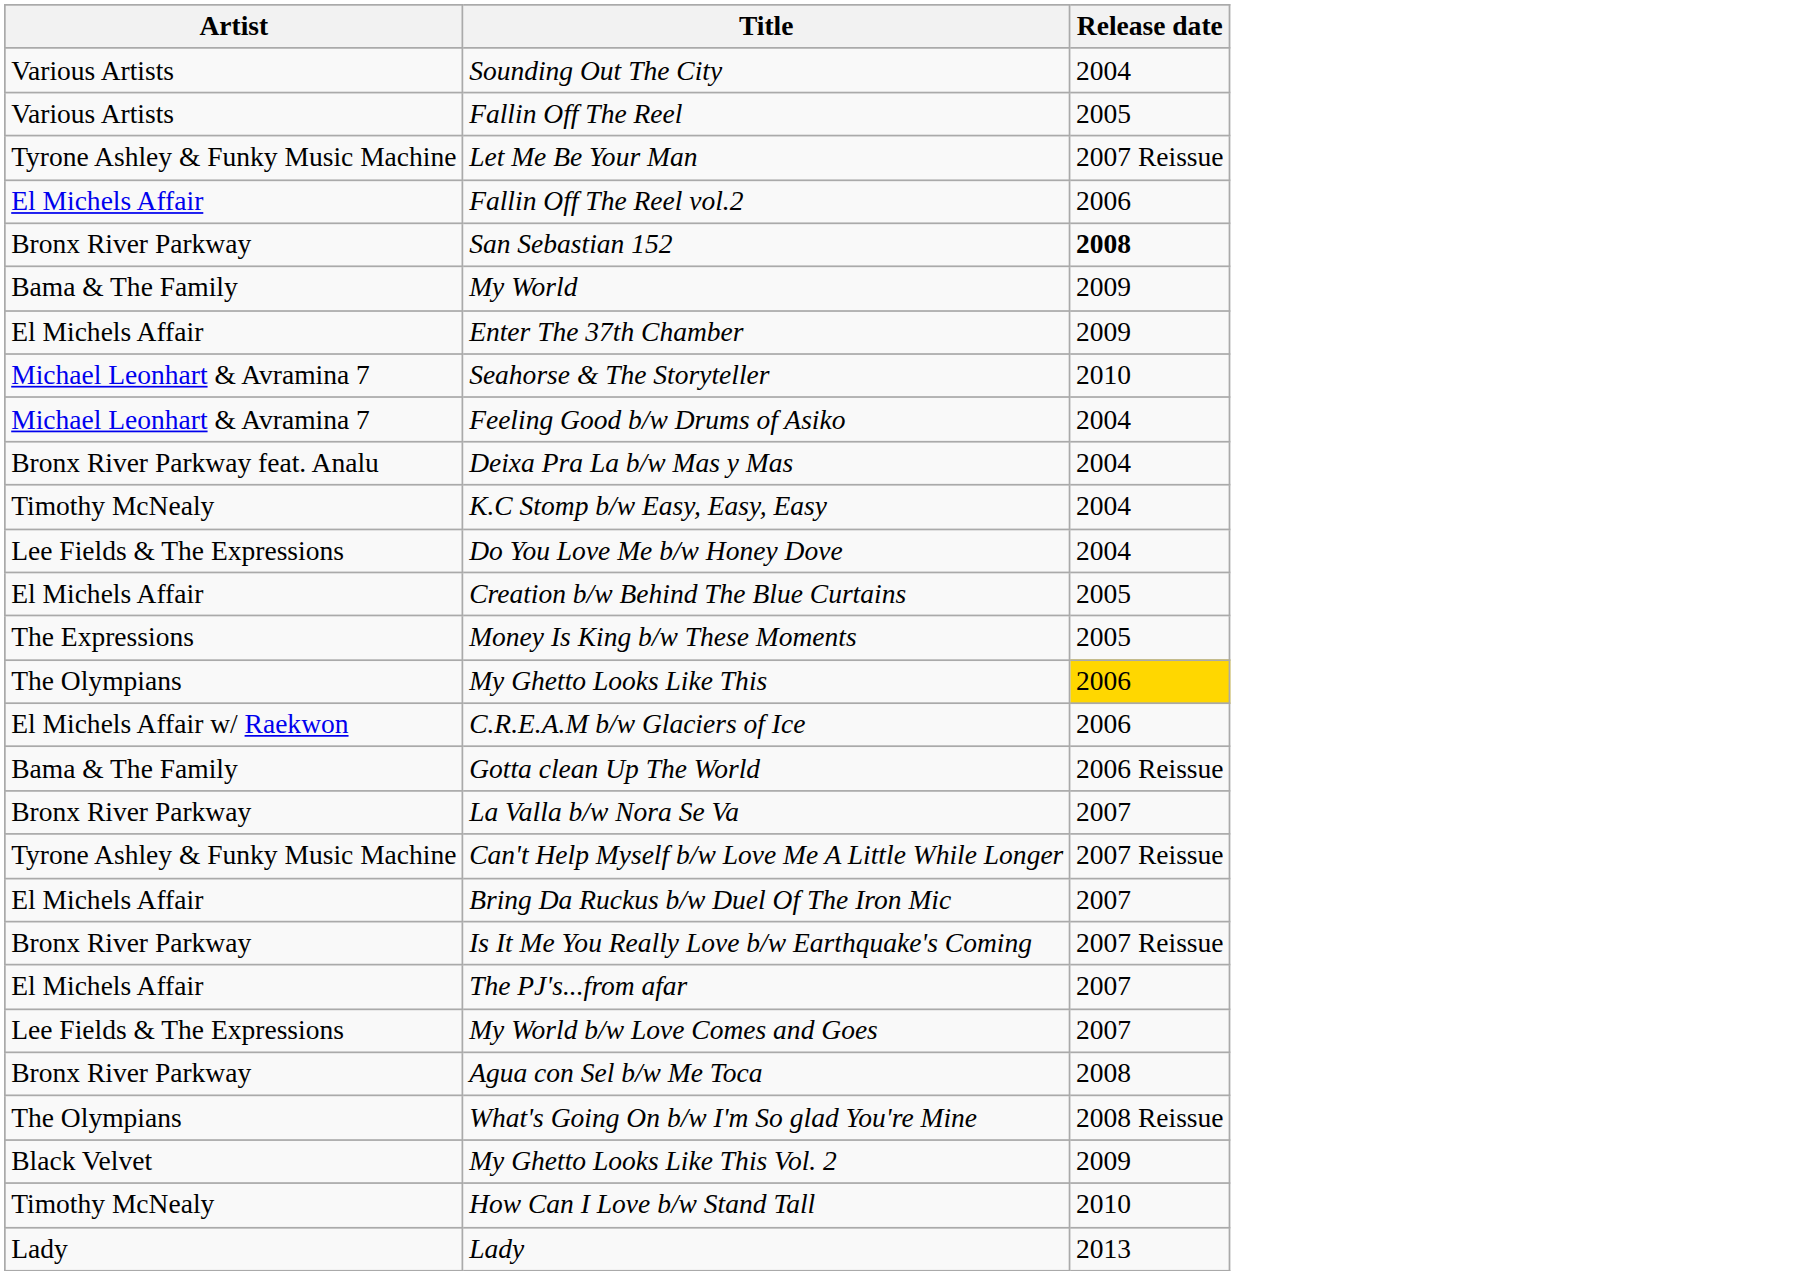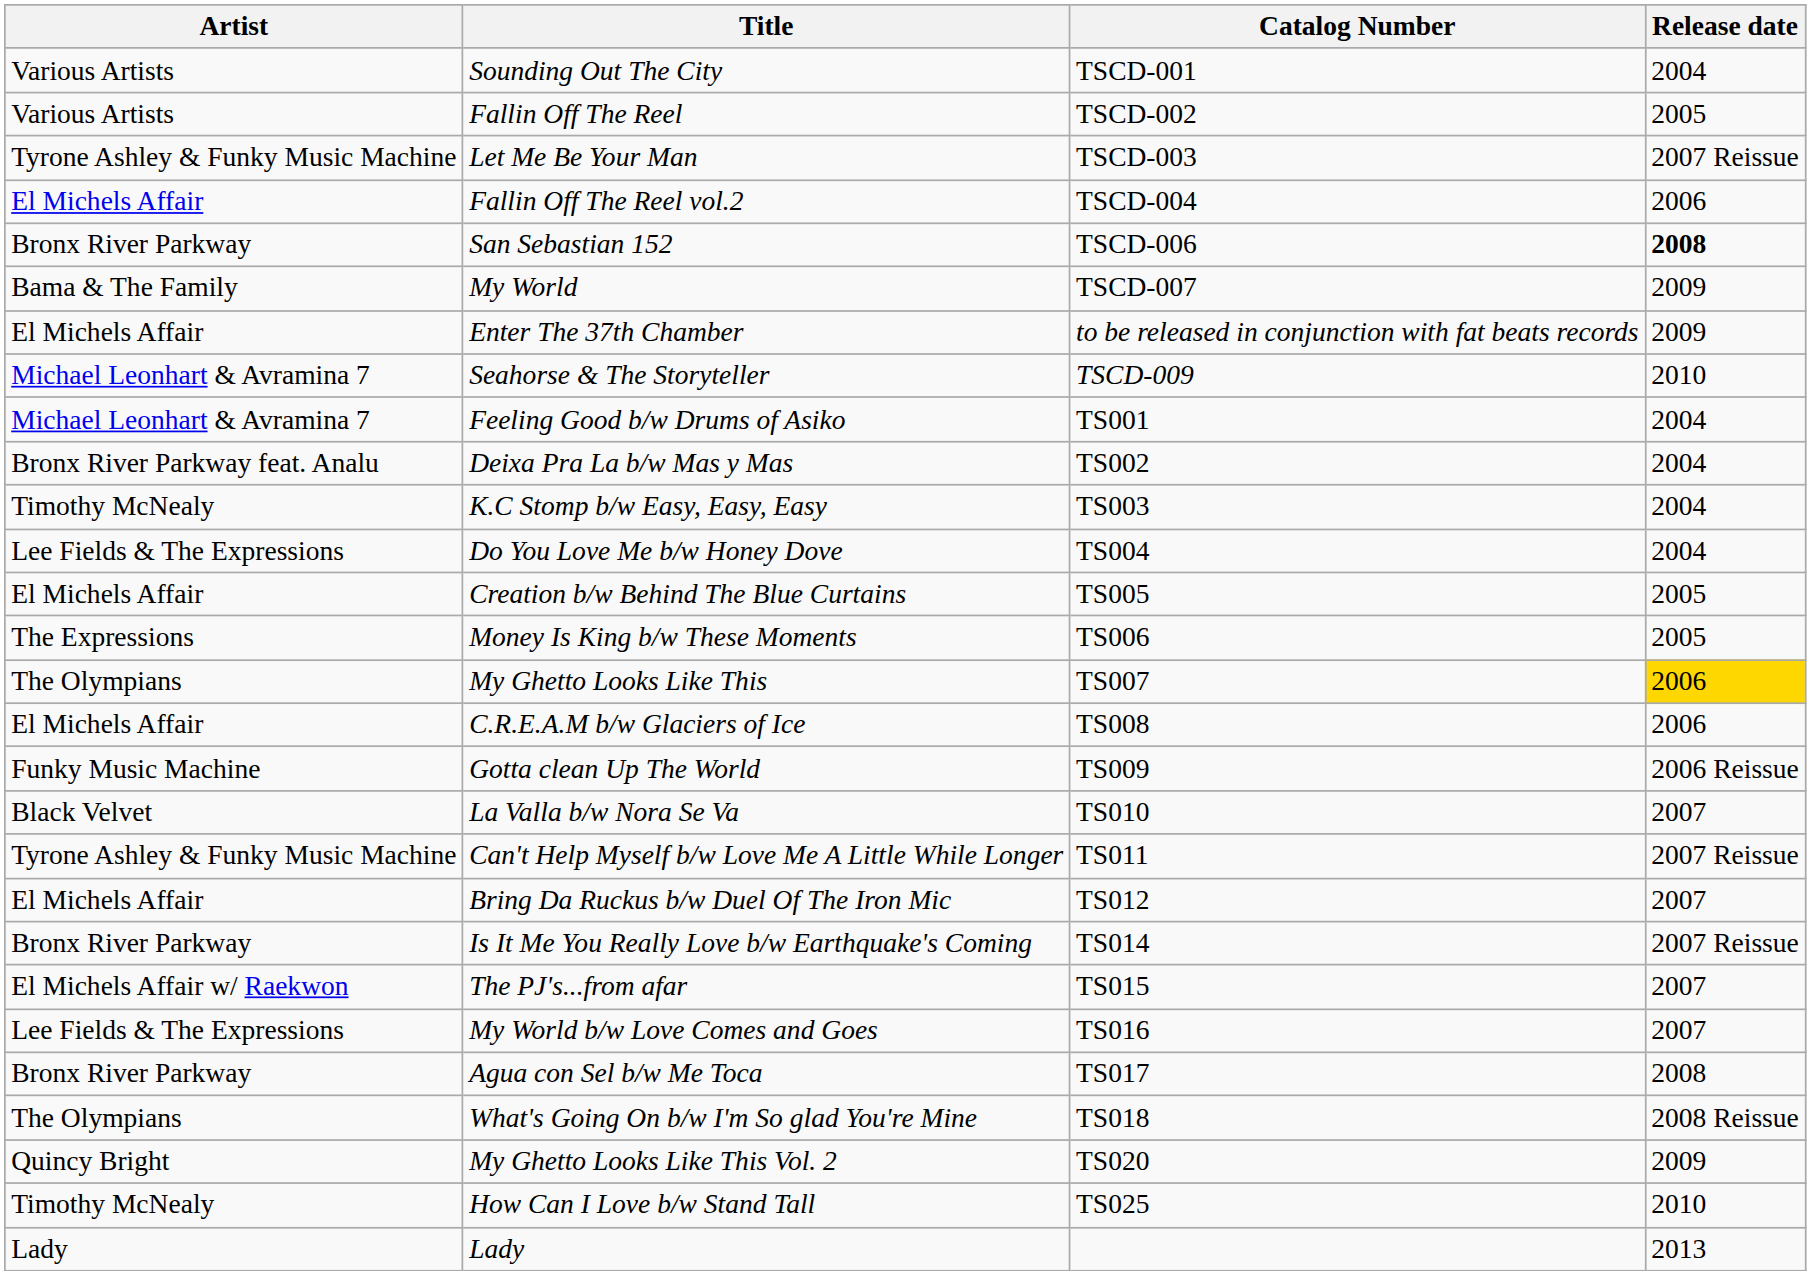+ column: (1357, 26)
(180, 724) El Michels Affair w/ Raekwon -> (107, 724) El Michels Affair
(124, 768) Bama & The Family -> (136, 768) Funky Music Machine
(131, 811) Bronx River Parkway -> (82, 811) Black Velvet
(107, 986) El Michels Affair -> (180, 986) El Michels Affair w/ Raekwon
(82, 1161) Black Velvet -> (90, 1161) Quincy Bright
